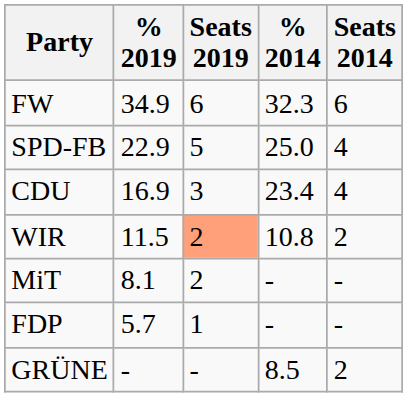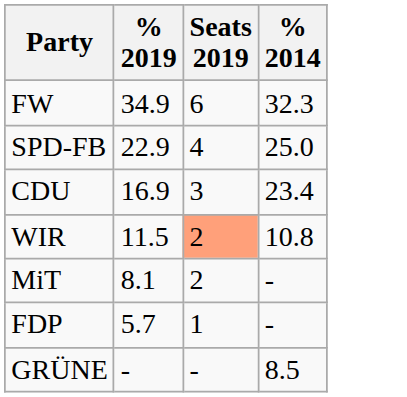- column: (365, 42)
(197, 147) 5 -> (197, 147) 4
